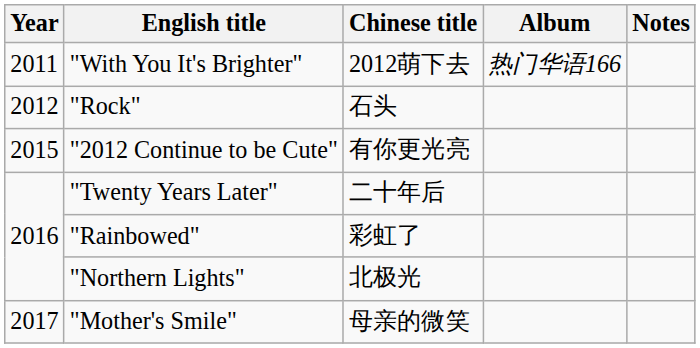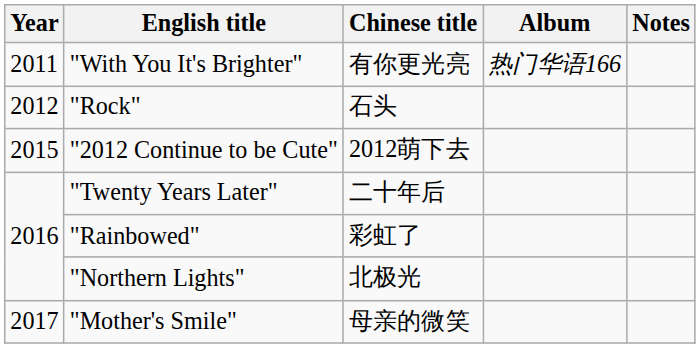(409, 63) 2012萌下去 -> (409, 63) 有你更光亮
(409, 149) 有你更光亮 -> (409, 149) 2012萌下去
